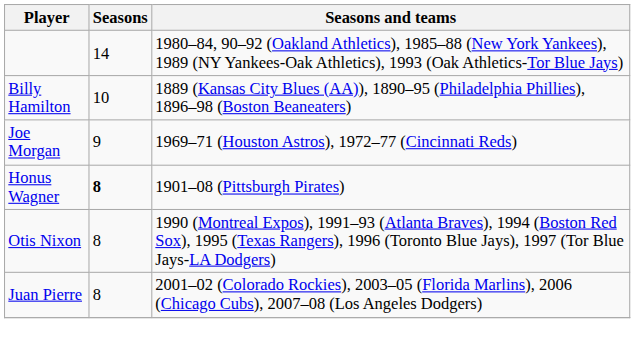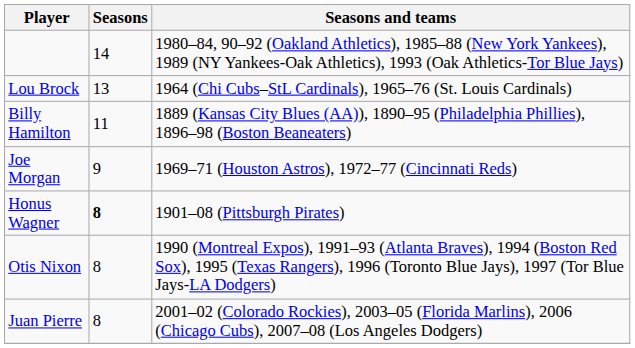+ row: (44, 88)
(101, 97) 10 -> (101, 123) 11
